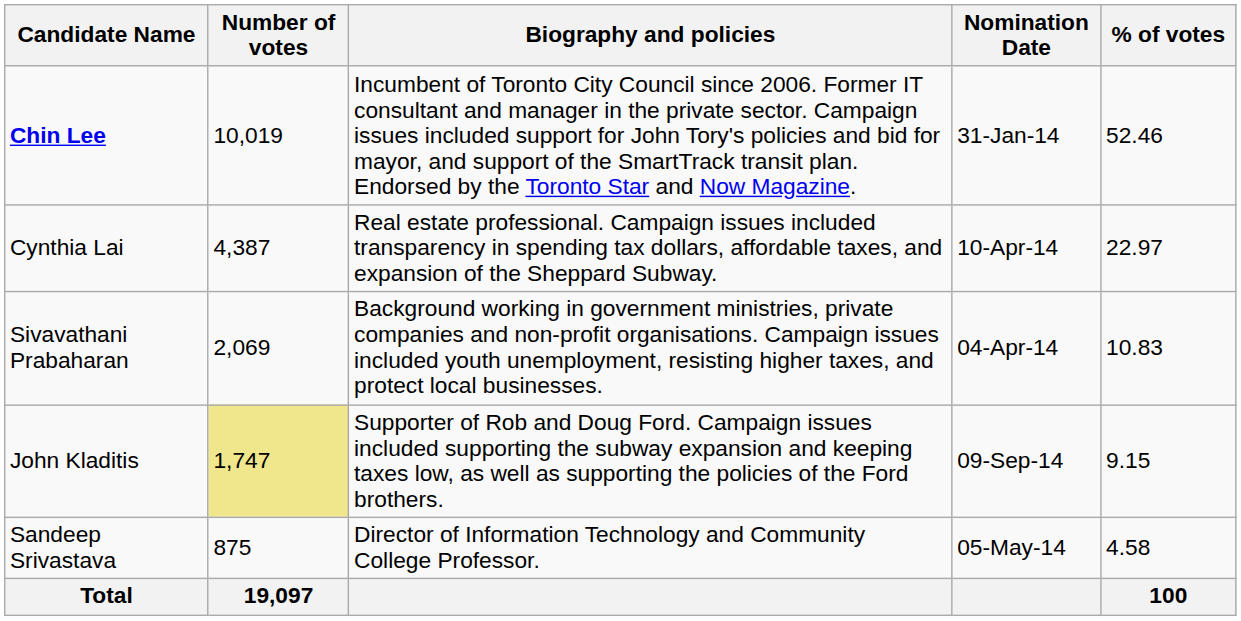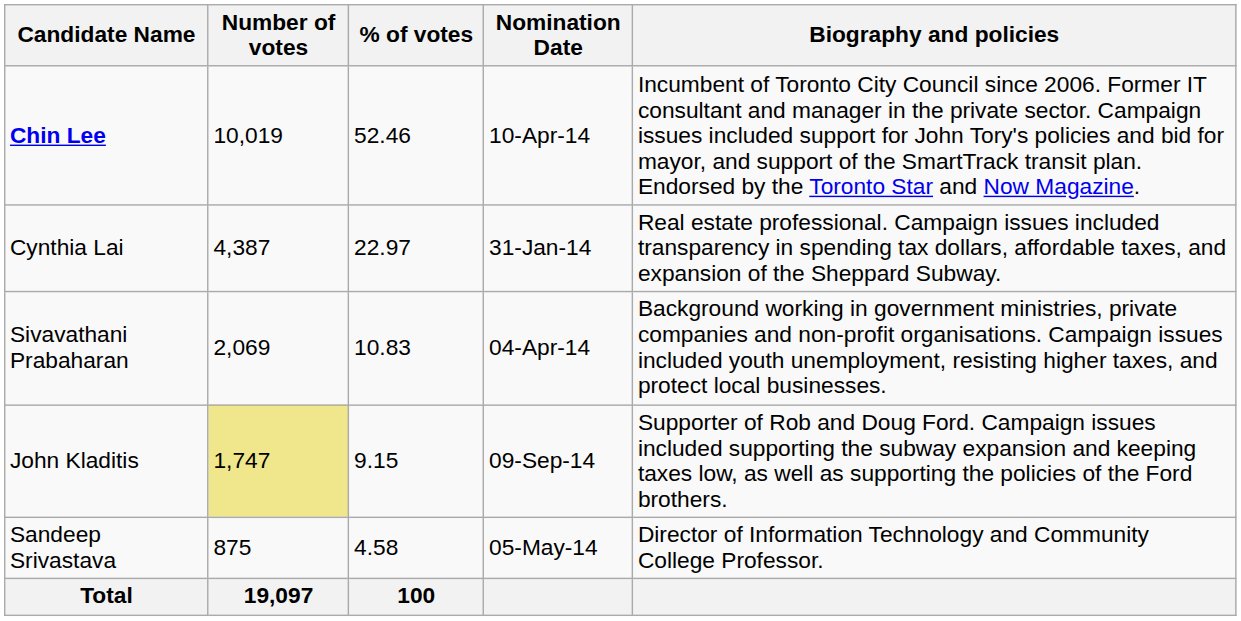columns swapped: (1168, 35) <-> (650, 35)
(1008, 135) 31-Jan-14 -> (540, 135) 10-Apr-14
(1008, 247) 10-Apr-14 -> (540, 247) 31-Jan-14
